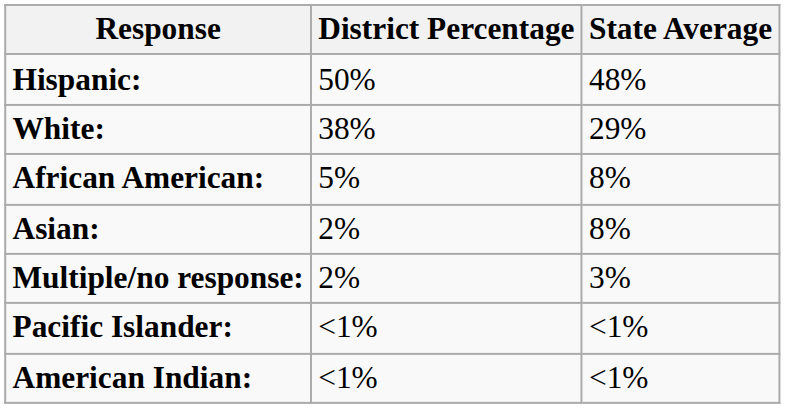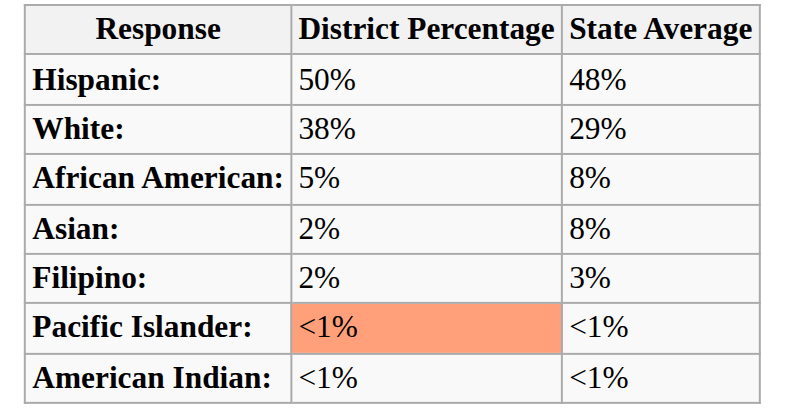+ row: (90, 278)
- row: (158, 278)
(348, 327) no background -> (328, 327) lightsalmon background
